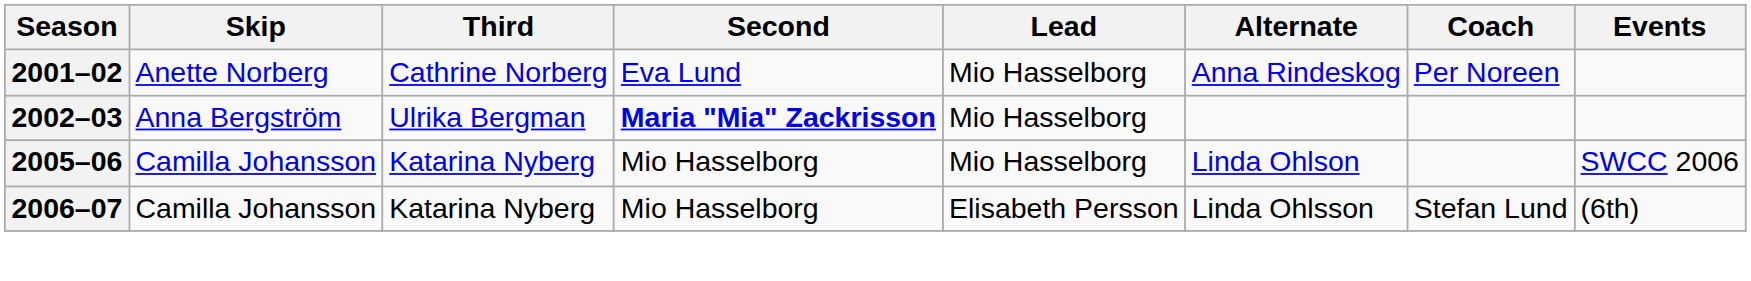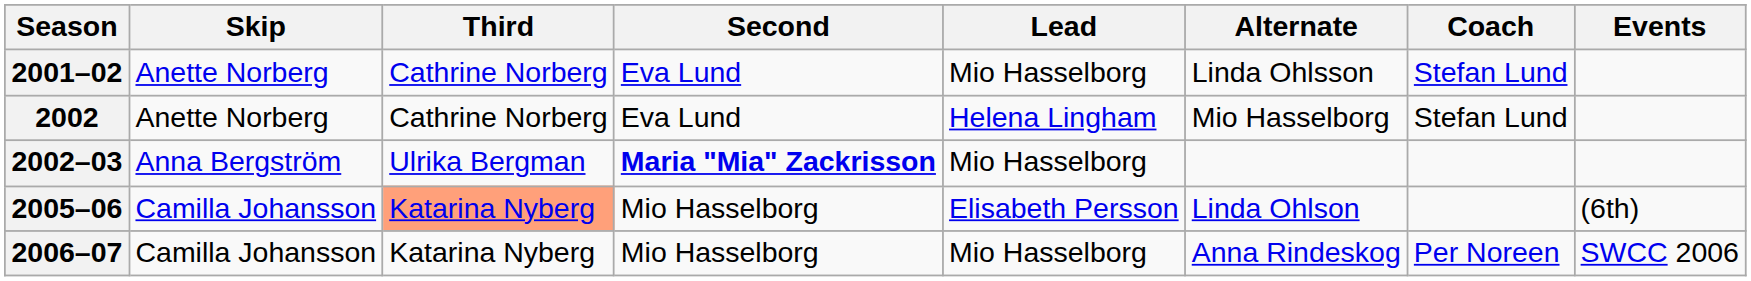(1296, 72) Anna Rindeskog -> (1283, 72) Linda Ohlsson
(1487, 72) Per Noreen -> (1491, 72) Stefan Lund
+ row: (67, 117)
(492, 162) no background -> (492, 207) lightsalmon background
(1048, 162) Mio Hasselborg -> (1064, 207) Elisabeth Persson
(1660, 162) SWCC 2006 -> (1610, 207) (6th)
(1064, 207) Elisabeth Persson -> (1048, 252) Mio Hasselborg
(1283, 207) Linda Ohlsson -> (1296, 252) Anna Rindeskog
(1491, 207) Stefan Lund -> (1487, 252) Per Noreen
(1610, 207) (6th) -> (1660, 252) SWCC 2006
